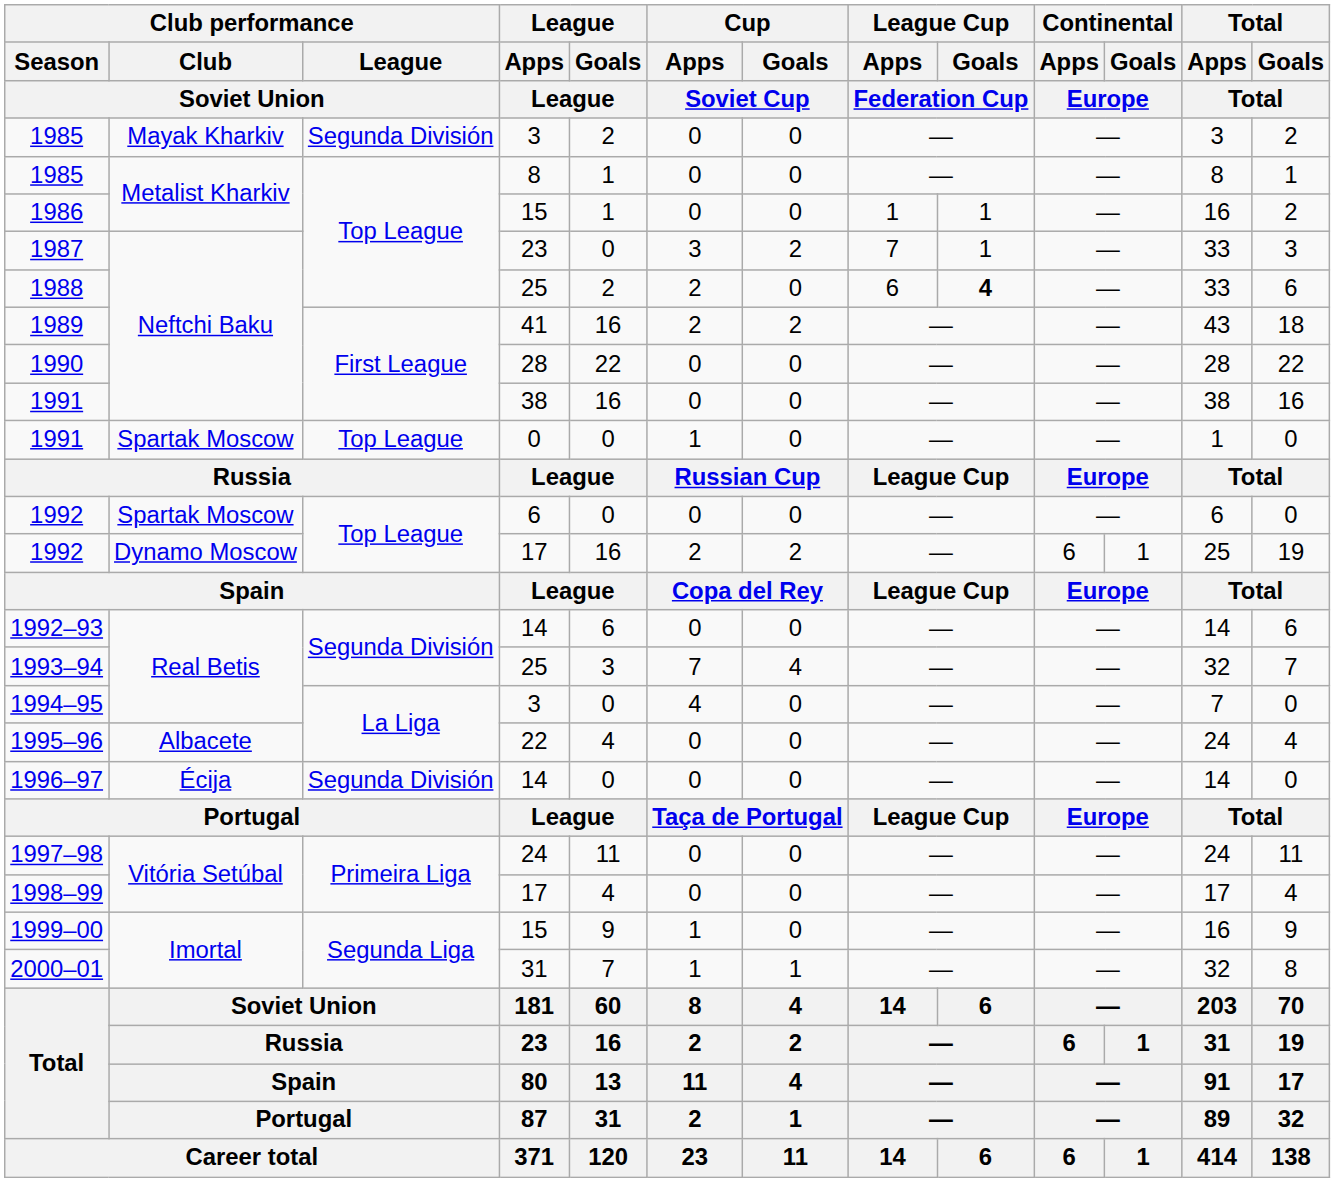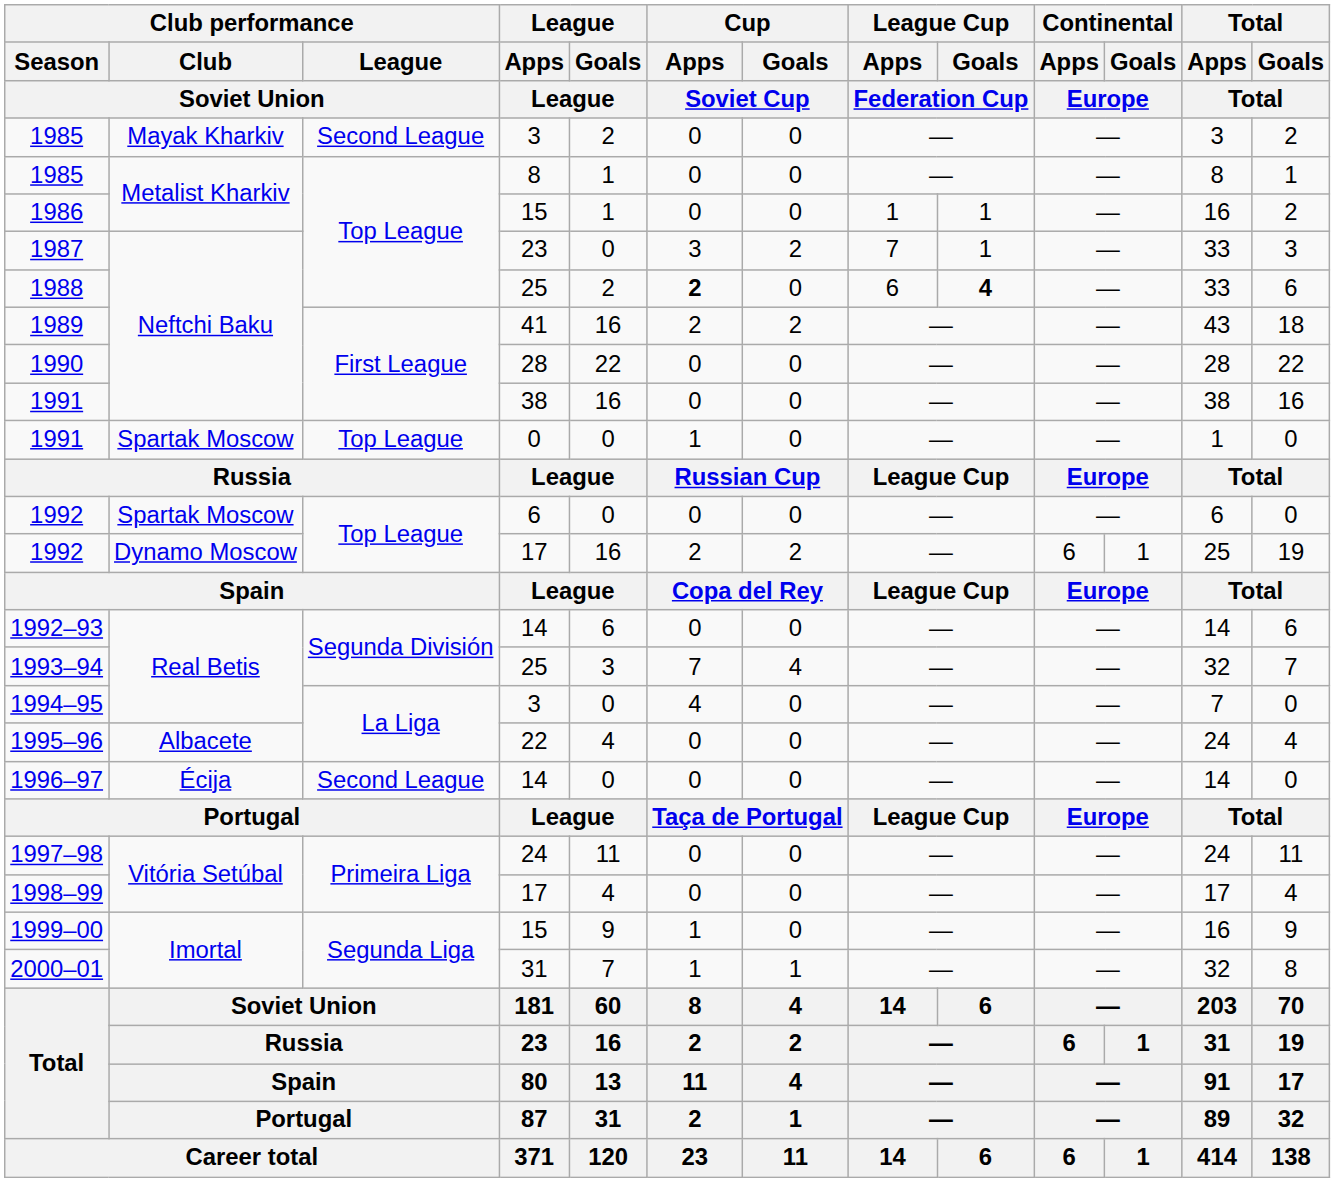(401, 136) Segunda División -> (401, 136) Second League
(695, 288) normal -> (695, 288) bold
(401, 779) Segunda División -> (401, 779) Second League
